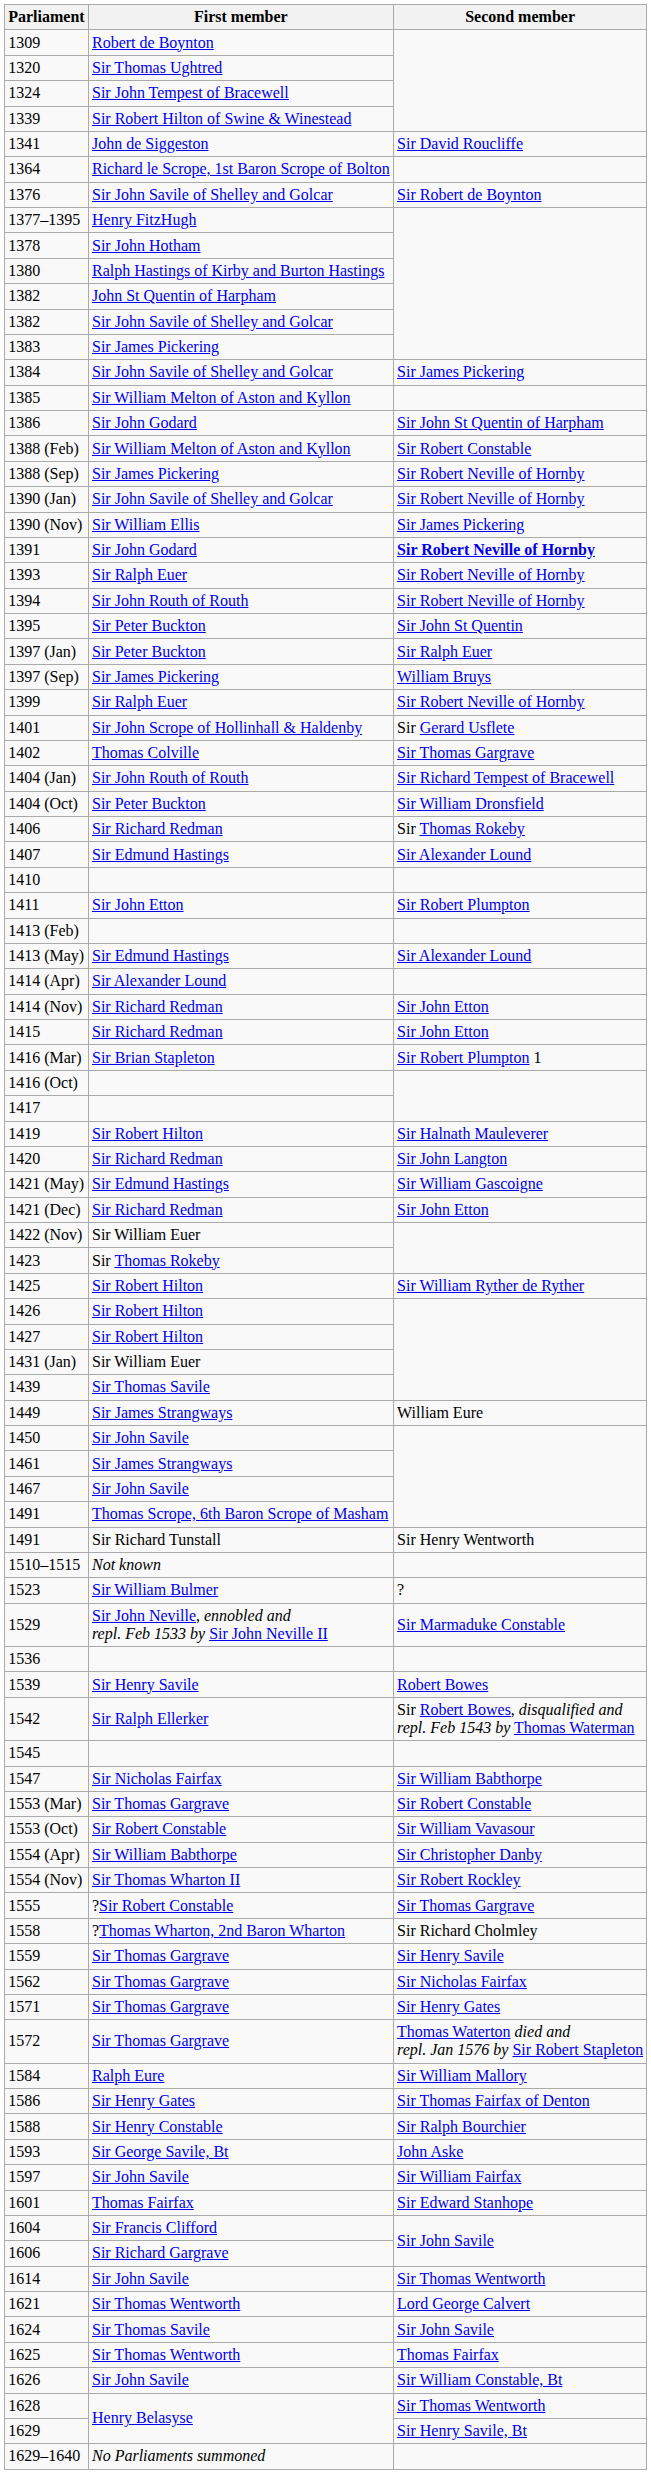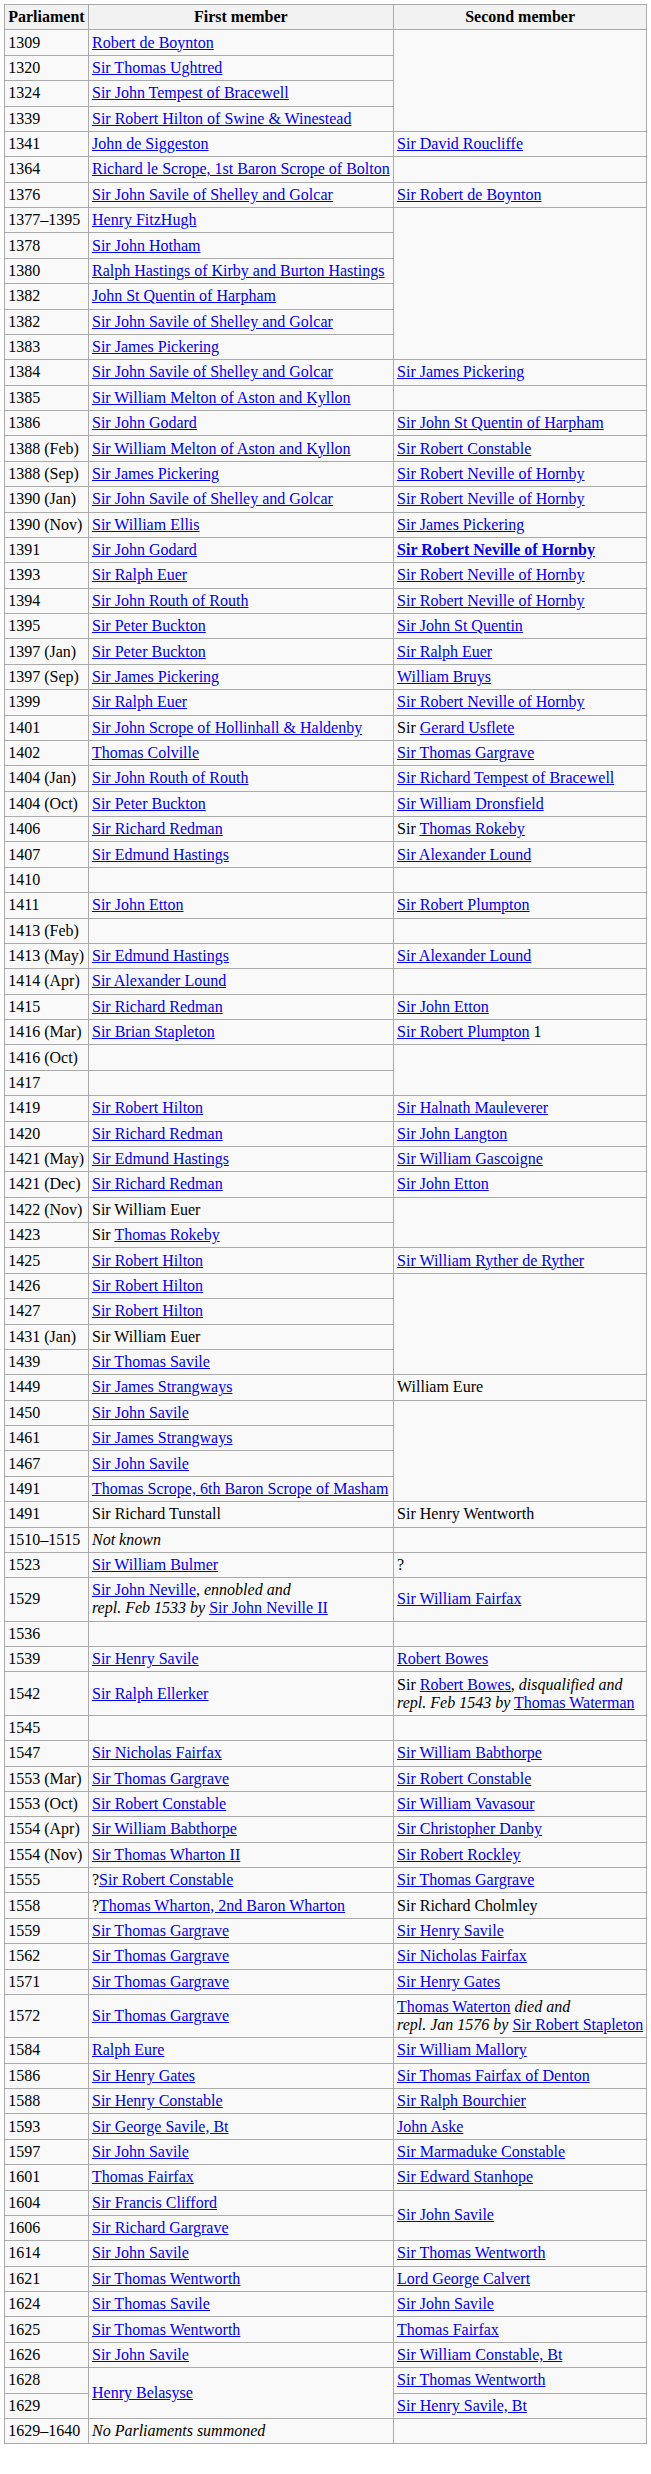- row: (45, 1006)
(481, 1624) Sir Marmaduke Constable -> (459, 1599) Sir William Fairfax
(459, 2177) Sir William Fairfax -> (481, 2151) Sir Marmaduke Constable
